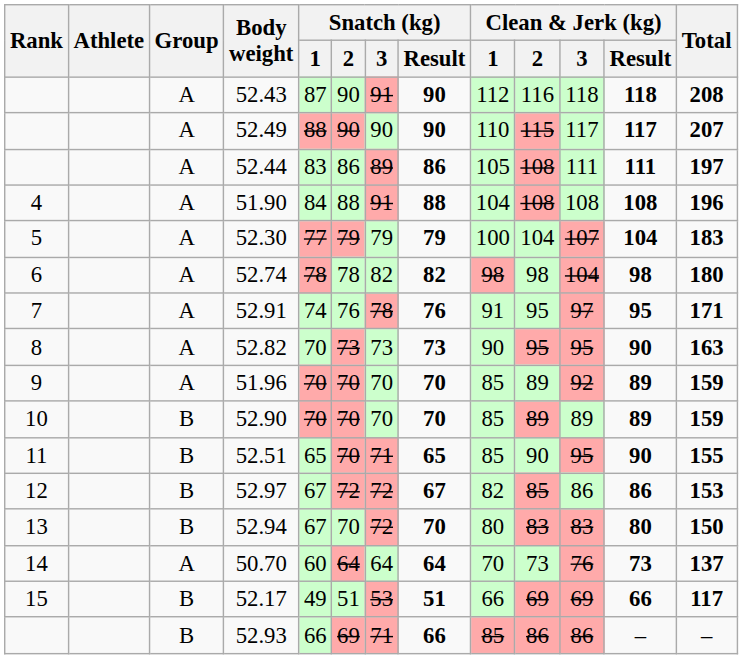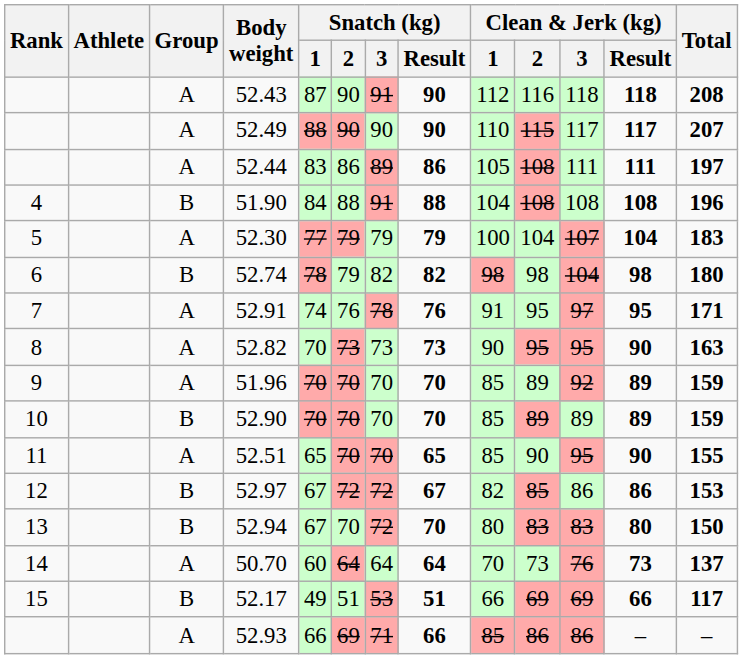(187, 202) A -> (187, 202) B
(187, 274) A -> (187, 274) B
(348, 274) 78 -> (348, 274) 79
(187, 454) B -> (187, 454) A
(382, 454) 71 -> (382, 454) 70
(187, 635) B -> (187, 635) A
